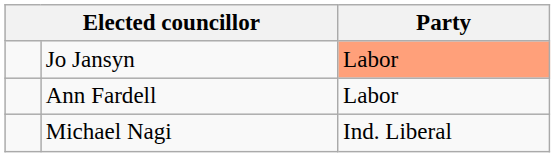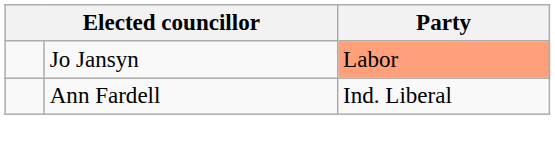(371, 95) Labor -> (397, 95) Ind. Liberal
- row: (109, 132)
